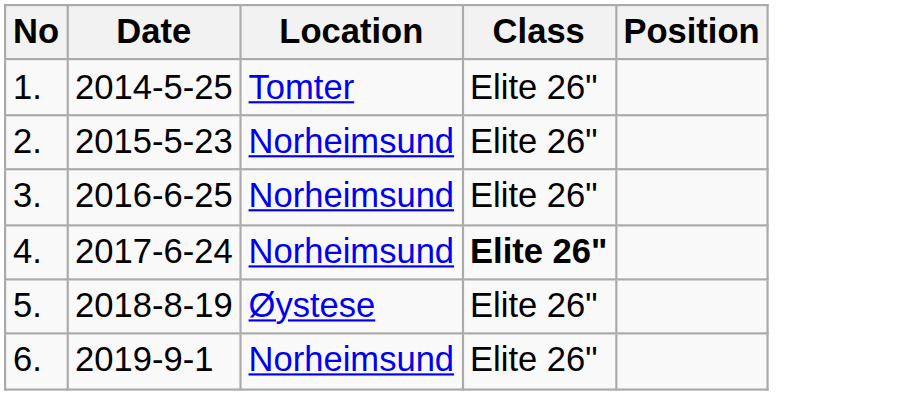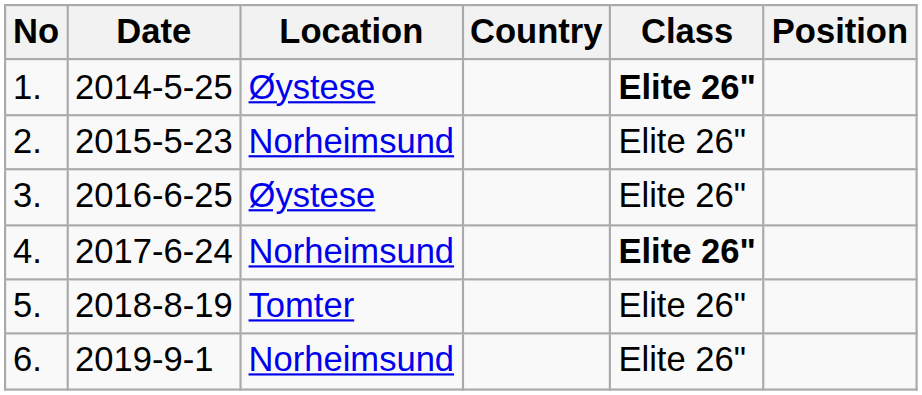+ column: (536, 31)
(301, 86) Tomter -> (312, 86) Øystese
(534, 86) normal -> (687, 86) bold
(351, 196) Norheimsund -> (312, 196) Øystese
(312, 305) Øystese -> (301, 305) Tomter
